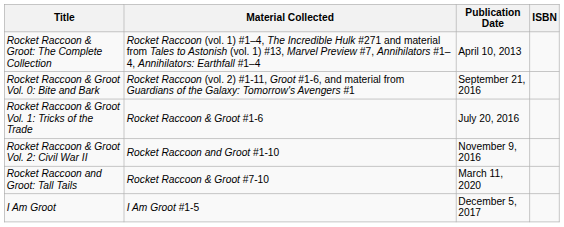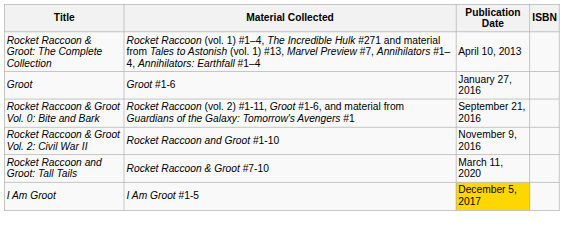+ row: (19, 85)
- row: (63, 118)
(488, 207) no background -> (488, 196) gold background
